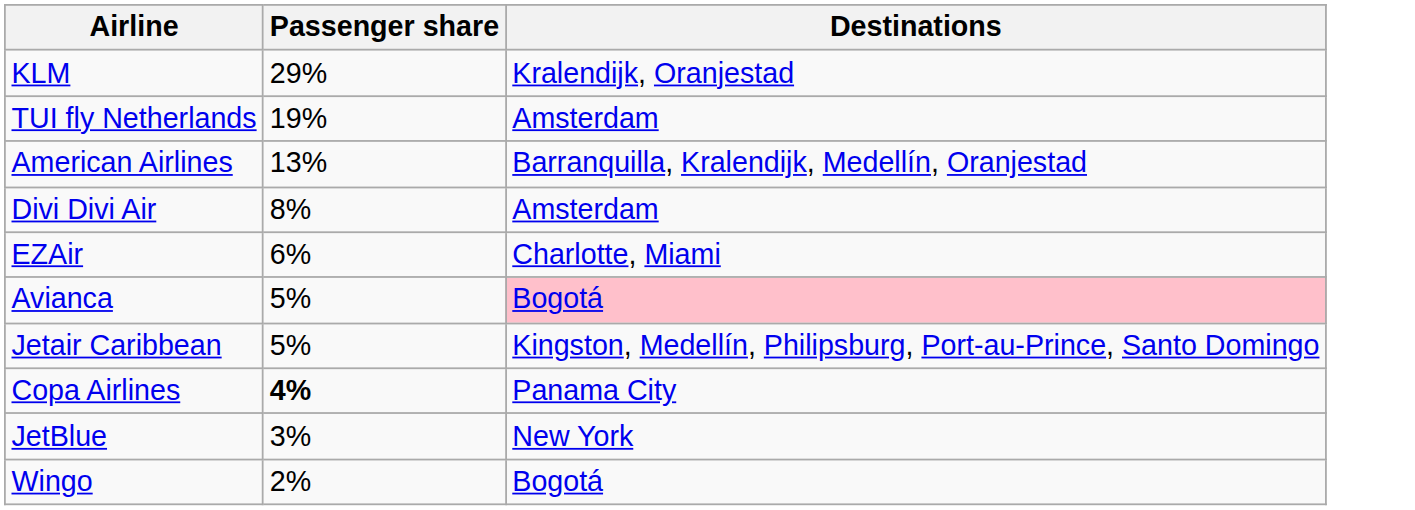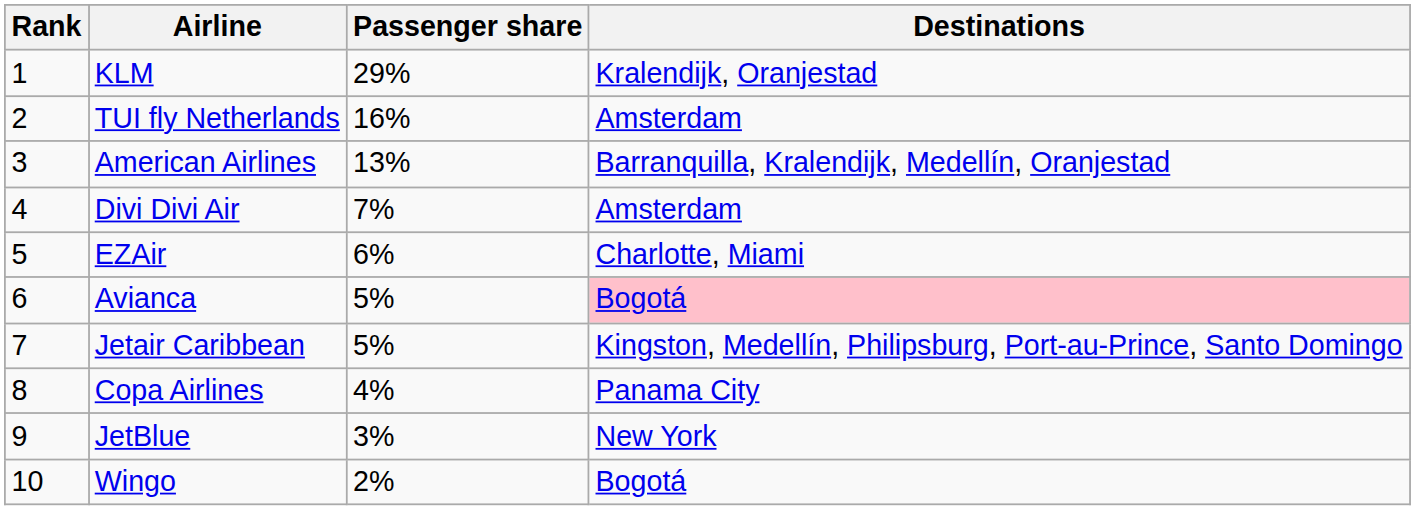+ column: (47, 27)
(298, 118) 19% -> (382, 118) 16%
(291, 208) 8% -> (374, 208) 7%
(291, 390) bold -> (374, 390) normal
